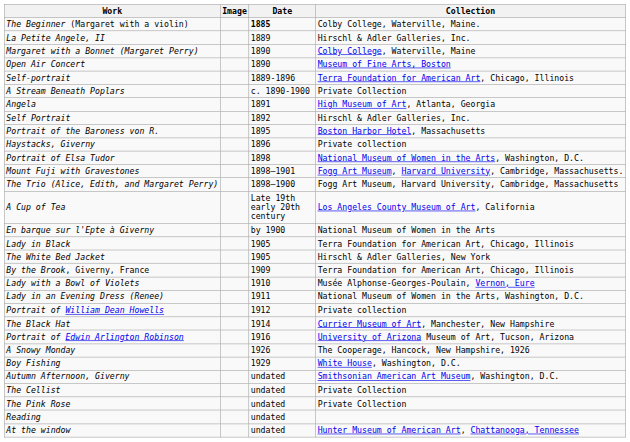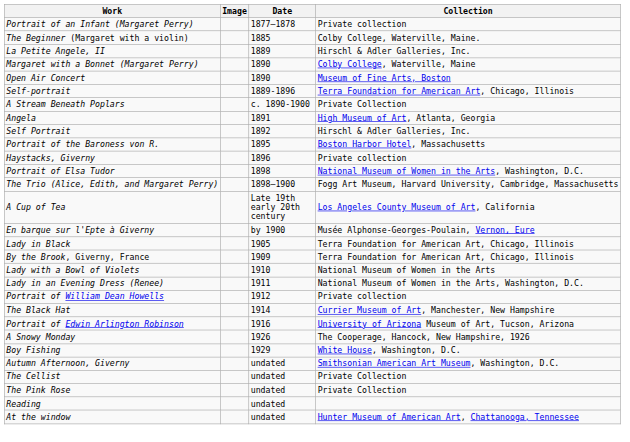+ row: (100, 24)
(261, 24) bold -> (261, 38) normal
- row: (73, 171)
(406, 230) National Museum of Women in the Arts -> (426, 230) Musée Alphonse-Georges-Poulain, Vernon, Eure
- row: (56, 257)
(426, 284) Musée Alphonse-Georges-Poulain, Vernon, Eure -> (406, 270) National Museum of Women in the Arts
